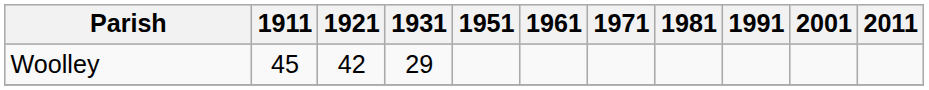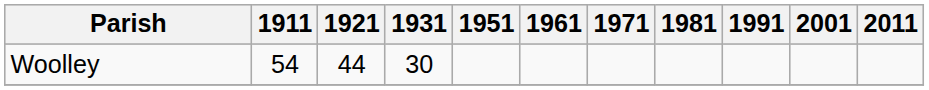(285, 64) 45 -> (285, 64) 54
(352, 64) 42 -> (352, 64) 44
(419, 64) 29 -> (419, 64) 30
